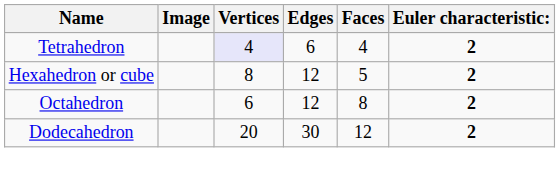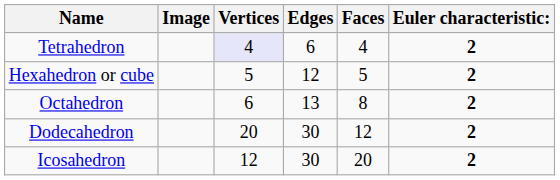(249, 75) 8 -> (249, 75) 5
(310, 103) 12 -> (310, 103) 13
+ row: (81, 160)
